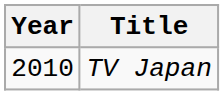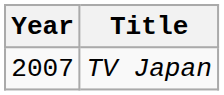(43, 69) 2010 -> (43, 69) 2007
